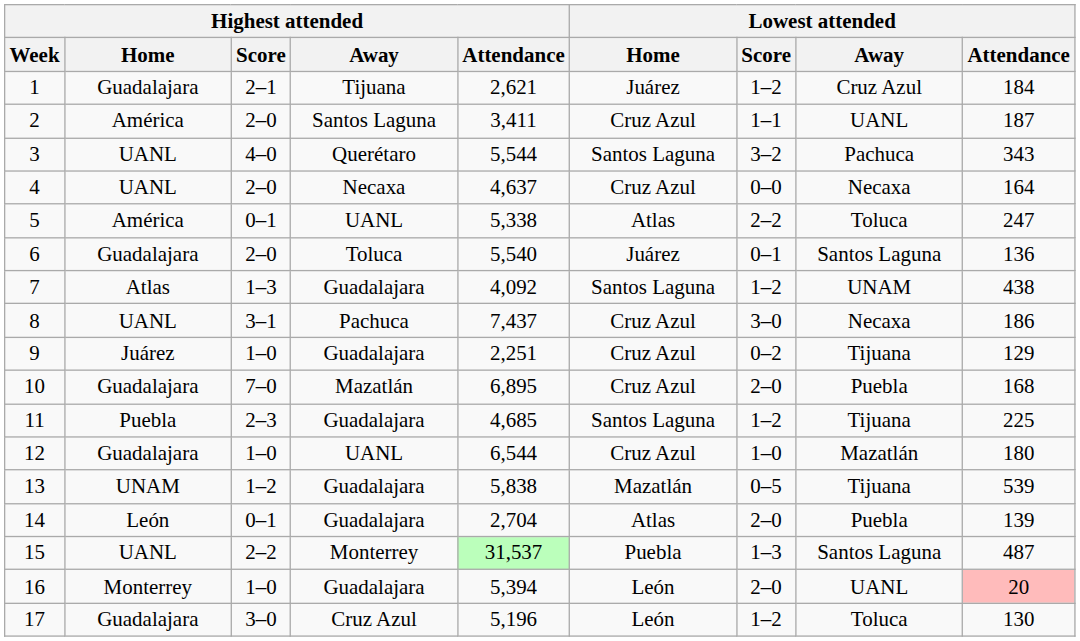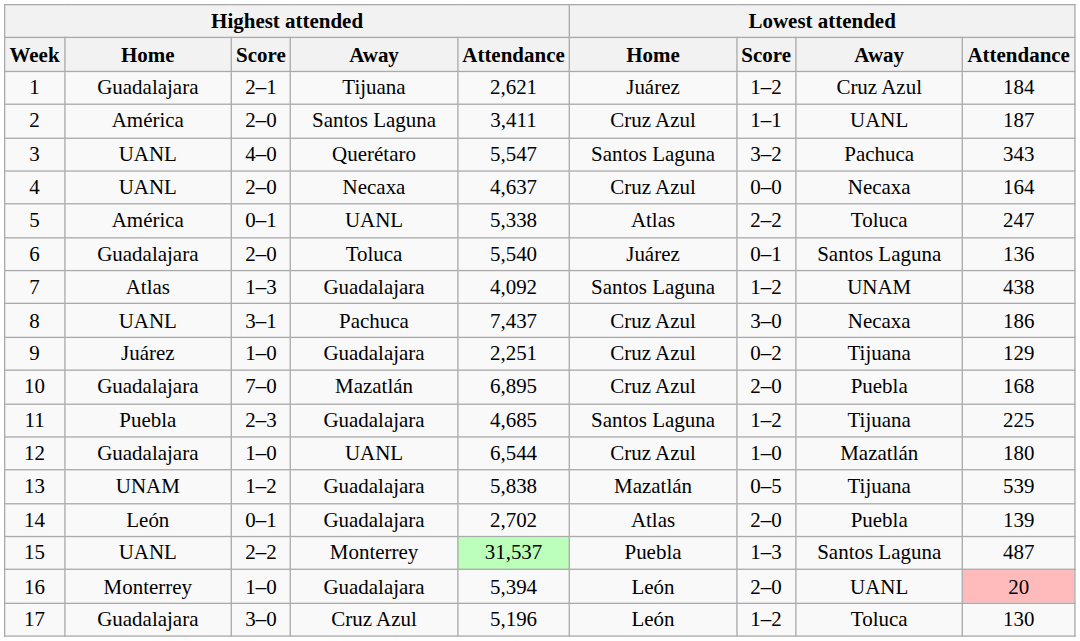(514, 154) 5,544 -> (514, 154) 5,547
(514, 519) 2,704 -> (514, 519) 2,702
